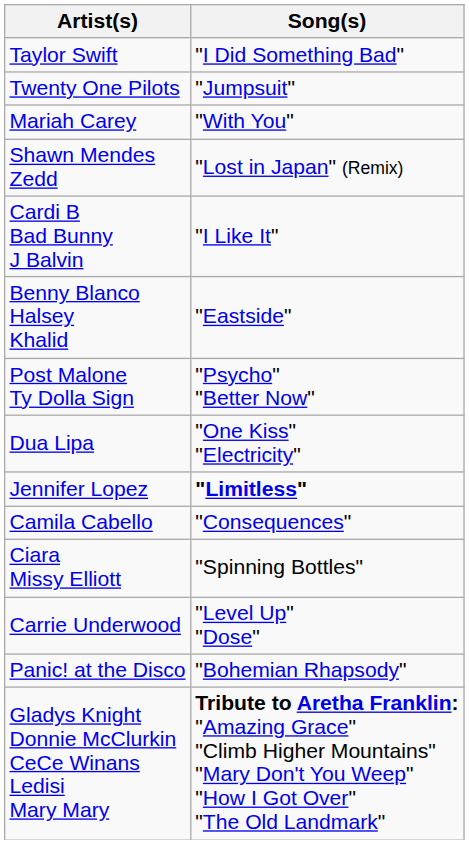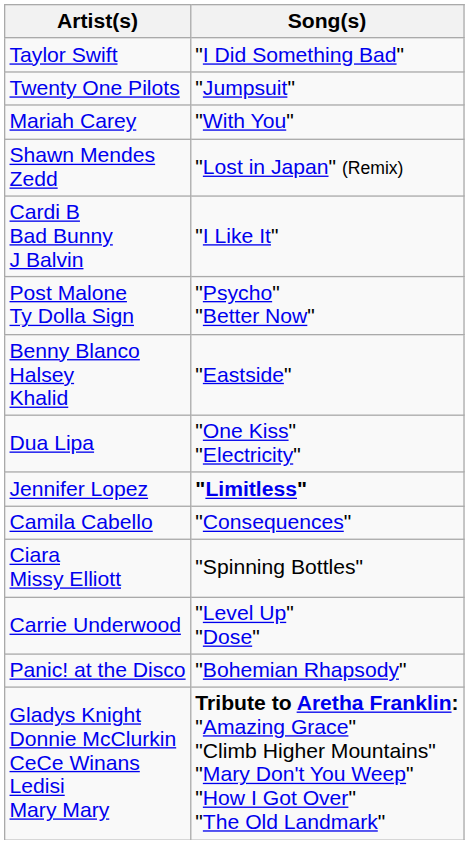rows swapped: (75, 317) <-> (72, 386)
